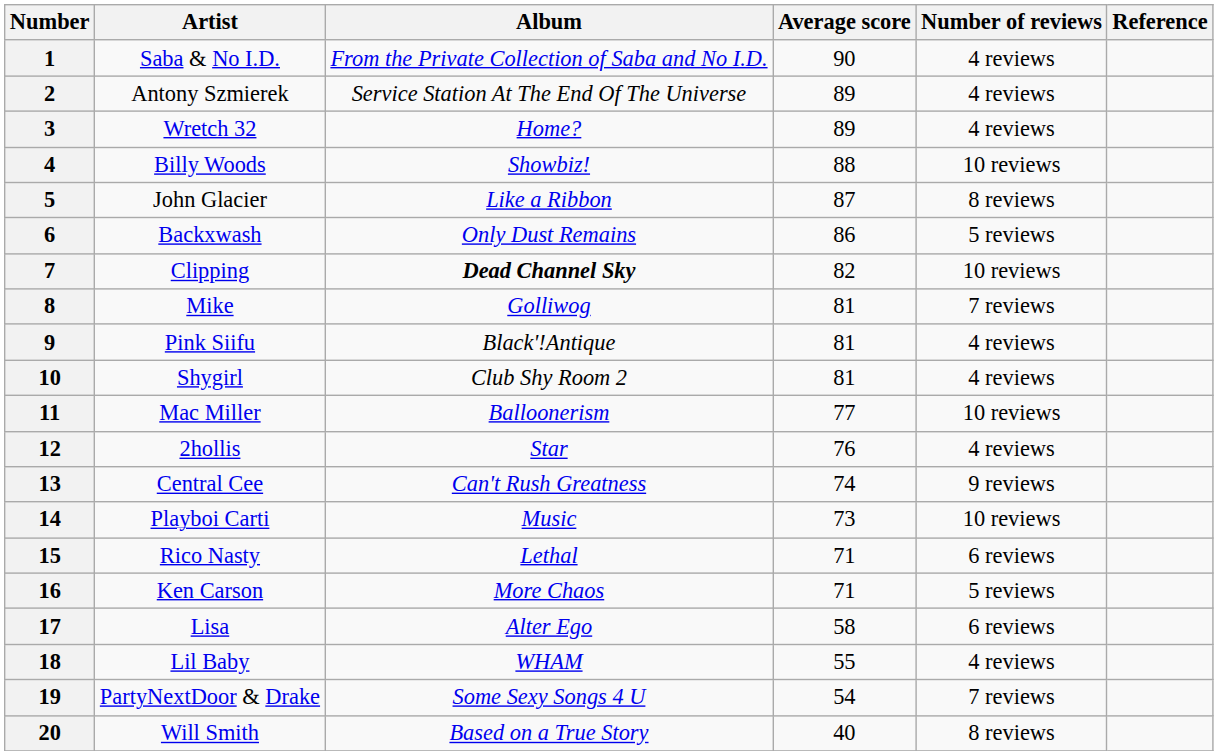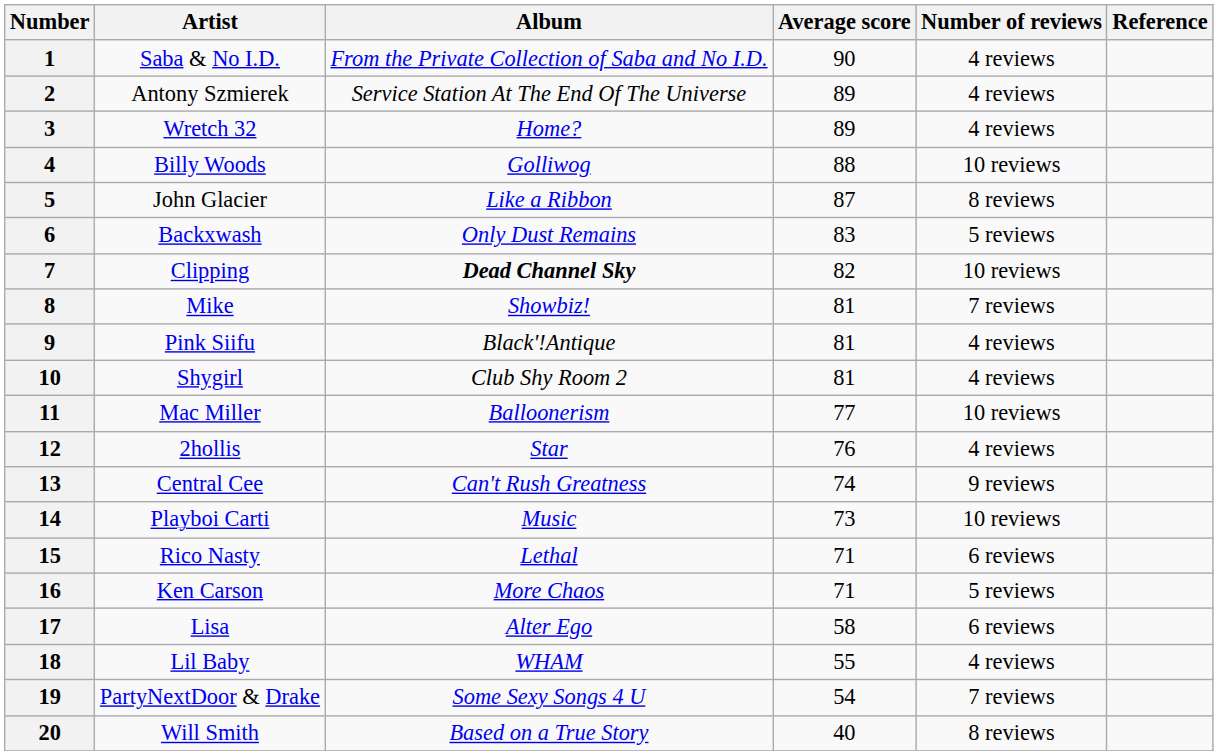(549, 164) Showbiz! -> (549, 164) Golliwog
(844, 235) 86 -> (844, 235) 83
(549, 306) Golliwog -> (549, 306) Showbiz!
